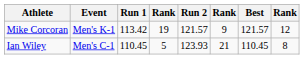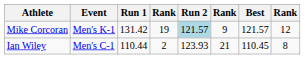(133, 29) 113.42 -> (134, 29) 131.42
(194, 29) no background -> (194, 29) lightblue background
(133, 46) 110.45 -> (134, 46) 110.44
(164, 46) 5 -> (164, 46) 2
